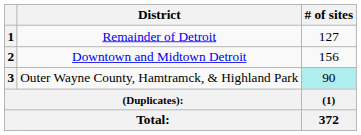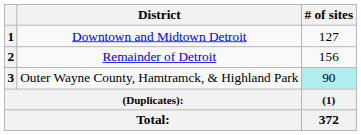(159, 36) Remainder of Detroit -> (159, 36) Downtown and Midtown Detroit
(159, 57) Downtown and Midtown Detroit -> (159, 57) Remainder of Detroit
